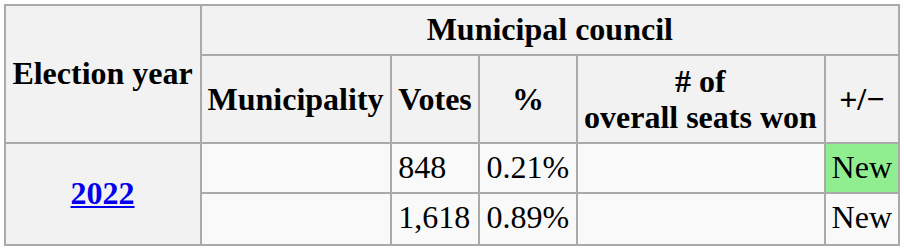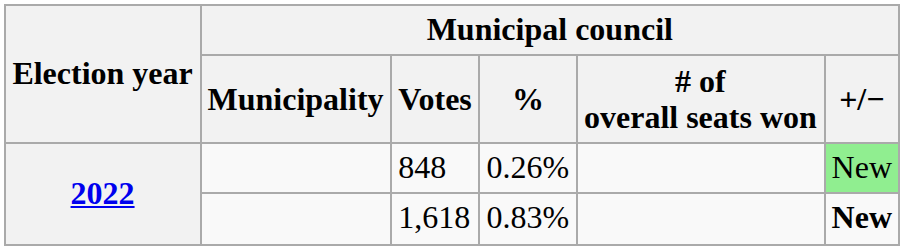(528, 167) 0.21% -> (528, 167) 0.26%
(528, 218) 0.89% -> (528, 218) 0.83%
(862, 218) normal -> (862, 218) bold
